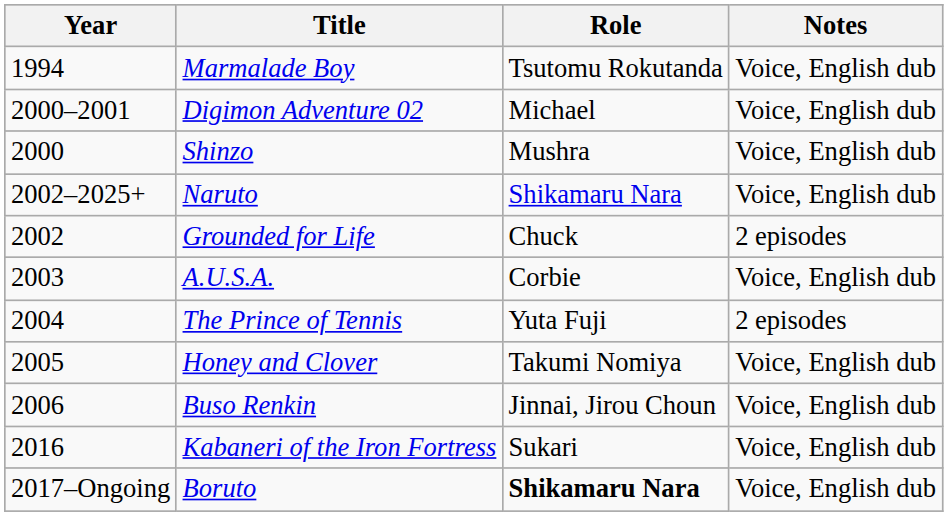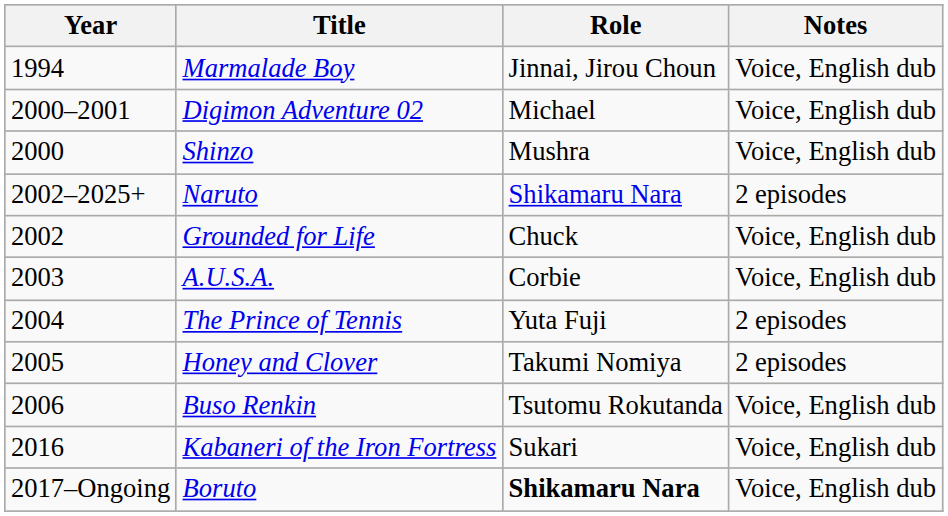(616, 67) Tsutomu Rokutanda -> (612, 67) Jinnai, Jirou Choun
(836, 194) Voice, English dub -> (791, 194) 2 episodes
(791, 236) 2 episodes -> (836, 236) Voice, English dub
(836, 362) Voice, English dub -> (791, 362) 2 episodes
(612, 404) Jinnai, Jirou Choun -> (616, 404) Tsutomu Rokutanda
